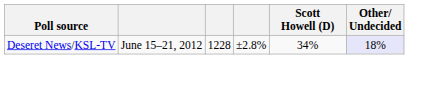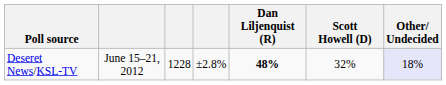+ column: (268, 26)
(308, 44) 34% -> (345, 64) 32%
